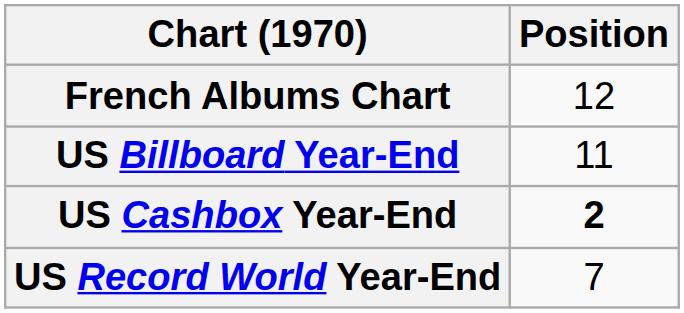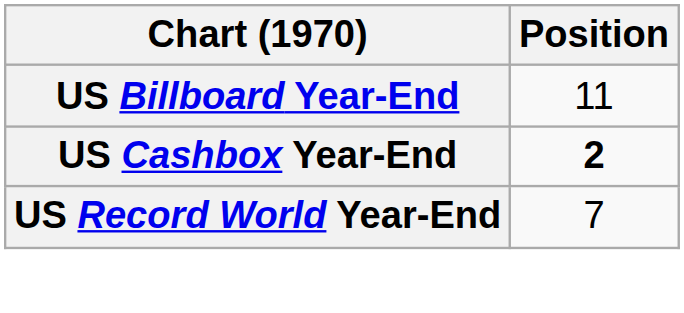- row: (258, 95)
